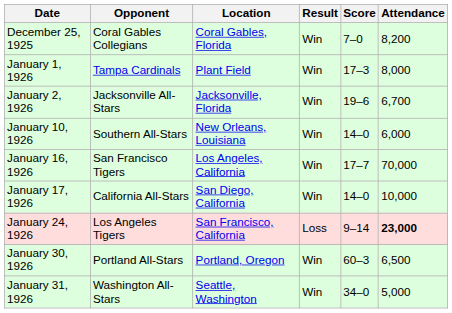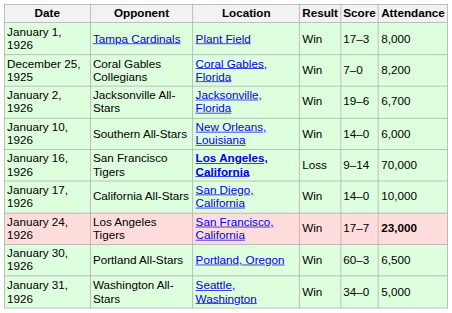rows swapped: (44, 38) <-> (34, 70)
(229, 165) normal -> (232, 165) bold
(312, 165) Win -> (315, 165) Loss
(356, 165) 17–7 -> (356, 165) 9–14
(315, 228) Loss -> (312, 228) Win
(356, 228) 9–14 -> (356, 228) 17–7
